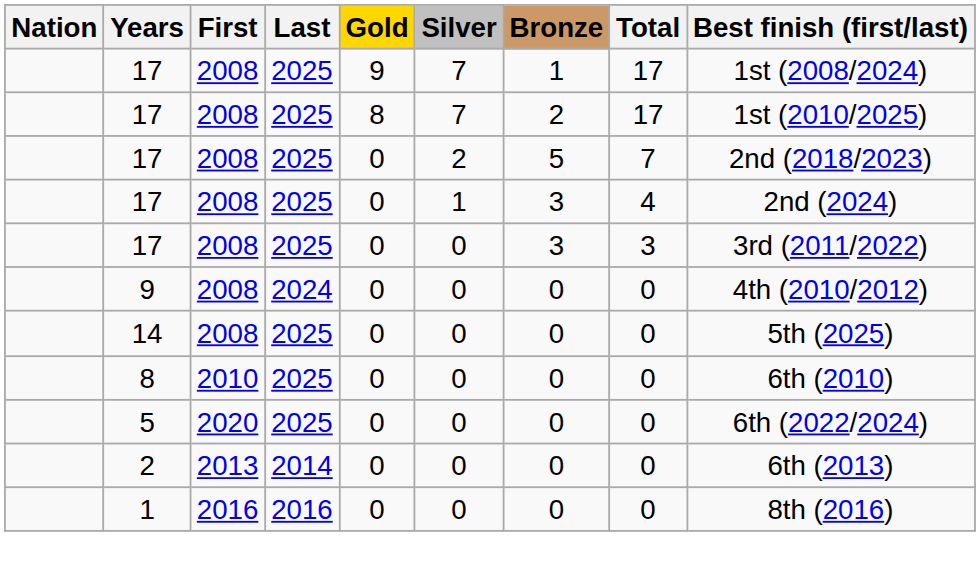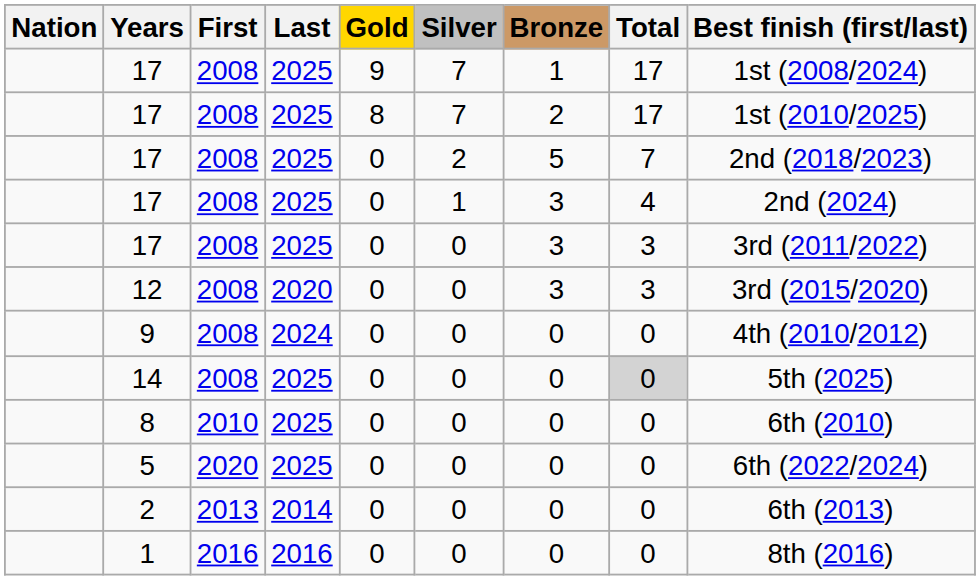+ row: (147, 290)
(648, 334) no background -> (648, 377) lightgrey background
